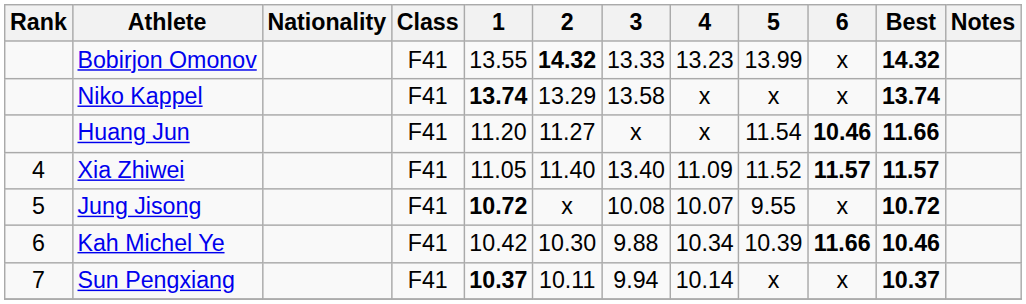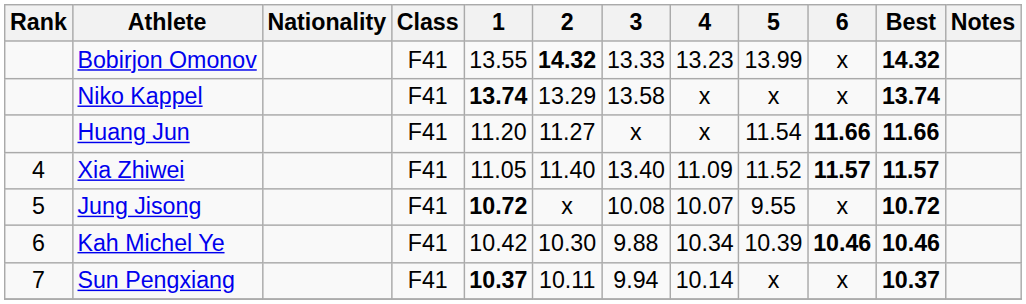(842, 133) 10.46 -> (842, 133) 11.66
(842, 243) 11.66 -> (842, 243) 10.46
